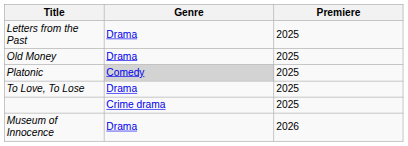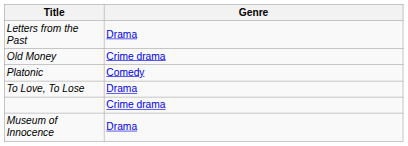- column: (338, 12)
(122, 56) Drama -> (136, 56) Crime drama
(125, 72) lightgrey background -> (125, 72) no background
